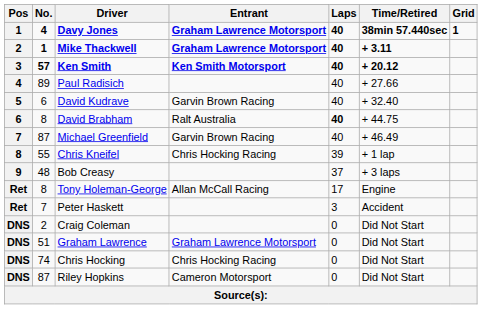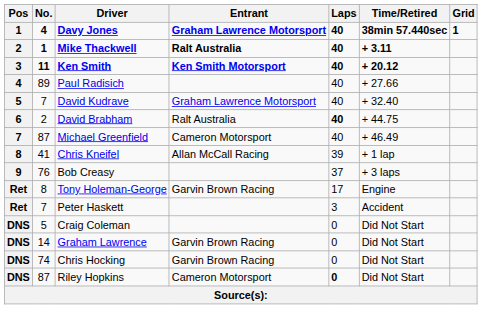(249, 48) Graham Lawrence Motorsport -> (207, 48) Ralt Australia
(44, 66) 57 -> (44, 66) 11
(44, 101) 6 -> (44, 101) 7
(223, 101) Garvin Brown Racing -> (244, 101) Graham Lawrence Motorsport
(44, 119) 8 -> (44, 119) 2
(223, 136) Garvin Brown Racing -> (222, 136) Cameron Motorsport
(44, 154) 55 -> (44, 154) 41
(224, 154) Chris Hocking Racing -> (220, 154) Allan McCall Racing
(44, 171) 48 -> (44, 171) 76
(220, 189) Allan McCall Racing -> (223, 189) Garvin Brown Racing
(44, 224) 2 -> (44, 224) 5
(44, 242) 51 -> (44, 242) 14
(244, 242) Graham Lawrence Motorsport -> (223, 242) Garvin Brown Racing
(224, 259) Chris Hocking Racing -> (223, 259) Garvin Brown Racing
(334, 277) normal -> (334, 277) bold
